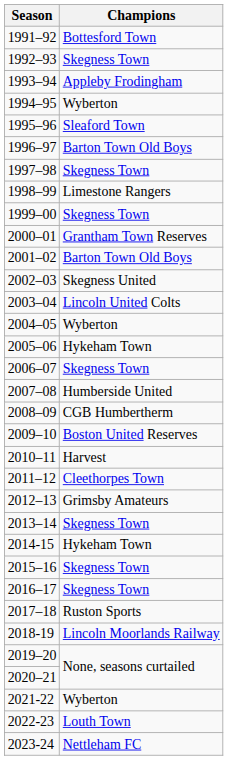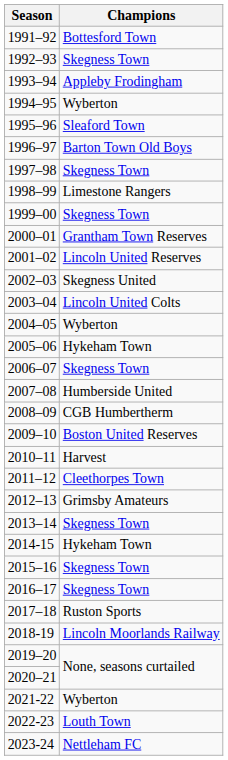(127, 258) Barton Town Old Boys -> (132, 258) Lincoln United Reserves
